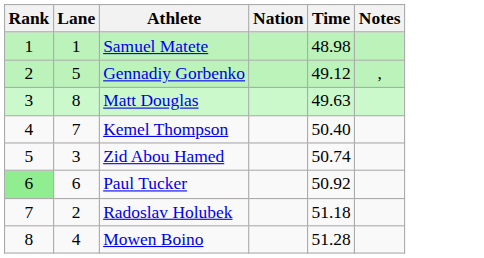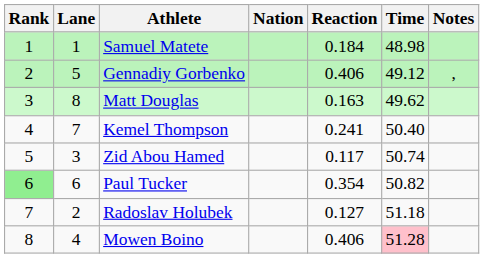+ column: (344, 18)
(331, 101) 49.63 -> (405, 101) 49.62
(331, 184) 50.92 -> (405, 184) 50.82
(331, 239) no background -> (405, 239) pink background
